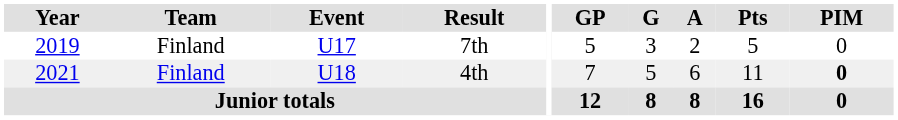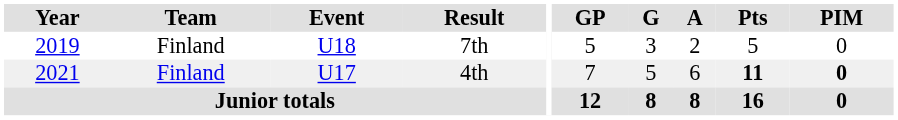(337, 45) U17 -> (337, 45) U18
(337, 73) U18 -> (337, 73) U17
(753, 73) normal -> (753, 73) bold
